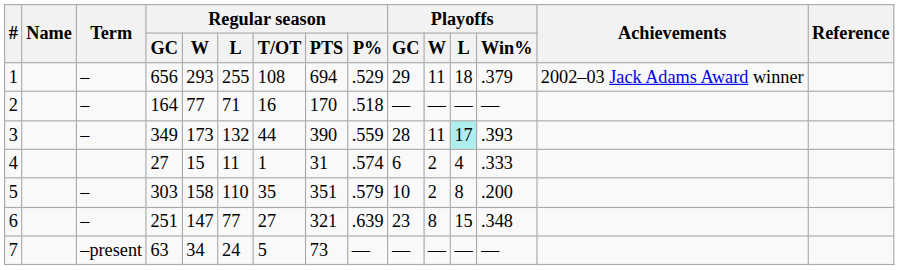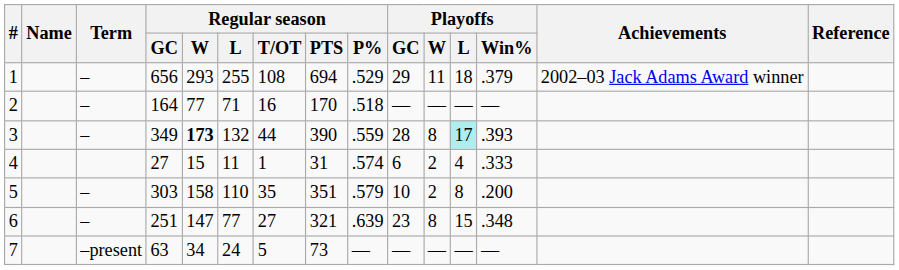(200, 134) normal -> (200, 134) bold
(437, 134) 11 -> (432, 134) 8
